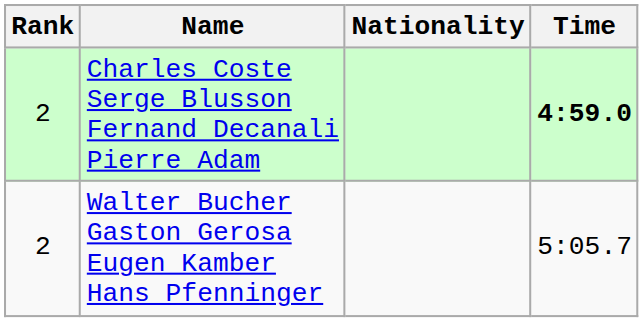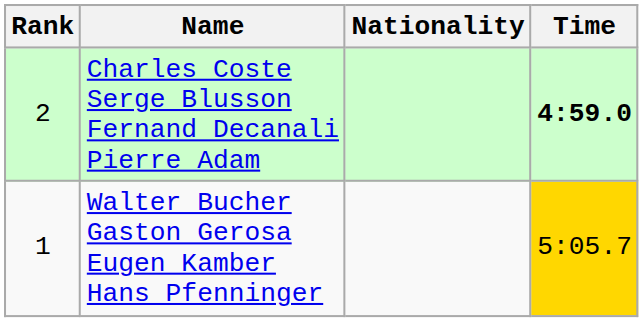(43, 248) 2 -> (43, 248) 1
(585, 248) no background -> (585, 248) gold background
